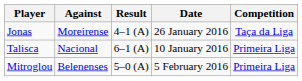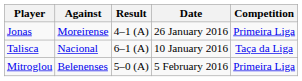(264, 31) Taça da Liga -> (264, 31) Primeira Liga
(264, 48) Primeira Liga -> (264, 48) Taça da Liga
